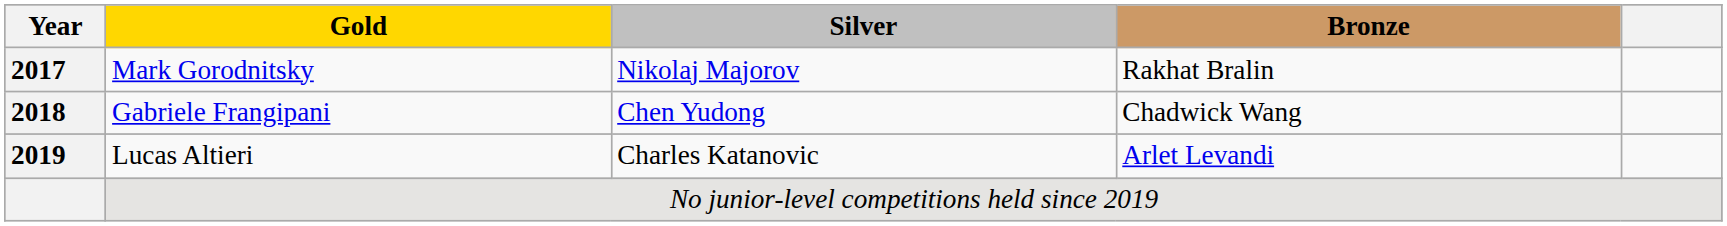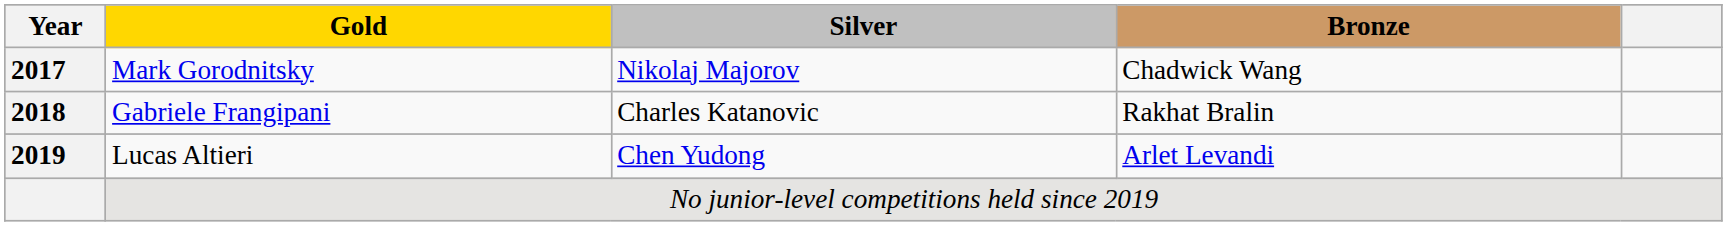(1198, 69) Rakhat Bralin -> (1212, 69) Chadwick Wang
(691, 112) Chen Yudong -> (718, 112) Charles Katanovic
(1212, 112) Chadwick Wang -> (1198, 112) Rakhat Bralin
(718, 155) Charles Katanovic -> (691, 155) Chen Yudong
